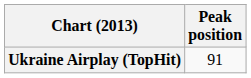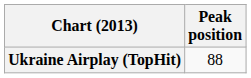(215, 60) 91 -> (215, 60) 88
